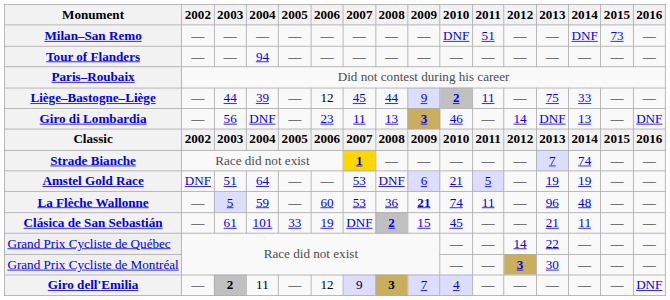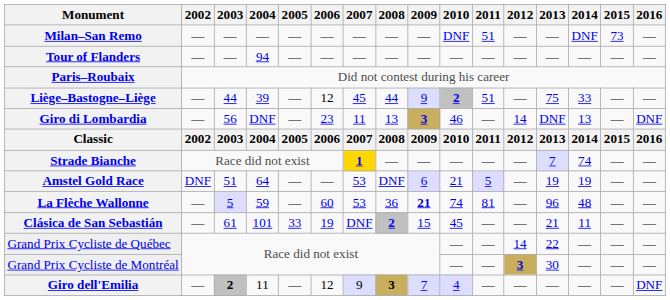(488, 98) 11 -> (488, 98) 51
(488, 202) 11 -> (488, 202) 81
